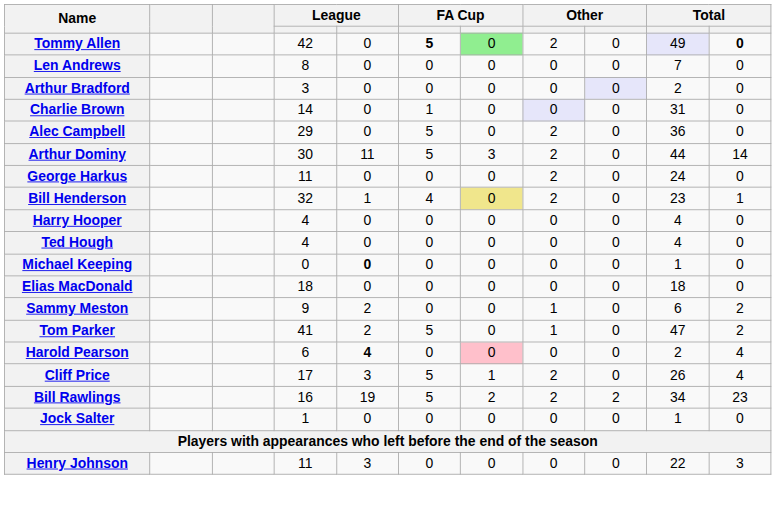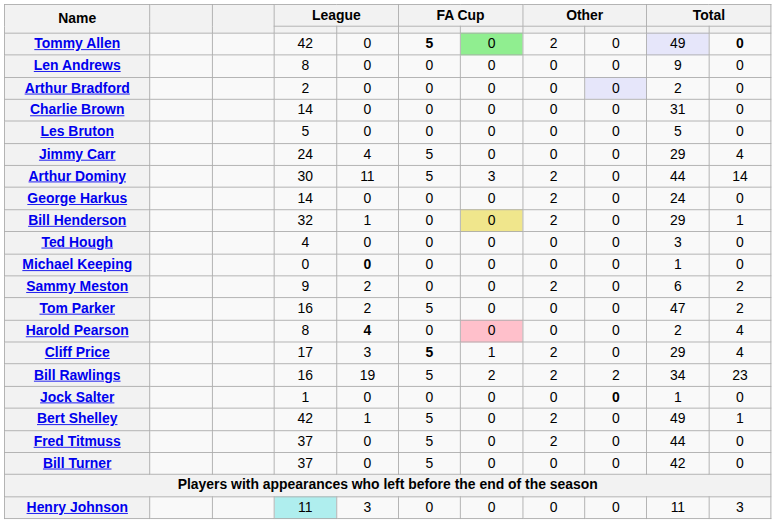(678, 66) 7 -> (678, 66) 9
(305, 88) 3 -> (305, 88) 2
(429, 110) 1 -> (429, 110) 0
(554, 110) lavender background -> (554, 110) no background
+ row: (77, 132)
- row: (77, 132)
+ row: (77, 154)
(305, 176) 11 -> (305, 198) 14
(429, 198) 4 -> (429, 220) 0
(678, 198) 23 -> (678, 220) 29
- row: (77, 220)
(678, 242) 4 -> (678, 242) 3
- row: (77, 286)
(554, 308) 1 -> (554, 286) 2
(305, 331) 41 -> (305, 308) 16
(554, 331) 1 -> (554, 308) 0
(305, 353) 6 -> (305, 331) 8
(429, 375) normal -> (429, 353) bold
(678, 375) 26 -> (678, 353) 29
(616, 419) normal -> (616, 397) bold
+ row: (77, 419)
+ row: (77, 441)
+ row: (77, 463)
(305, 463) no background -> (305, 507) paleturquoise background
(678, 463) 22 -> (678, 507) 11
